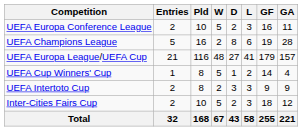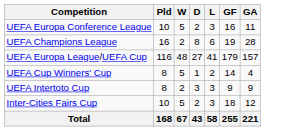- column: (172, 12)
